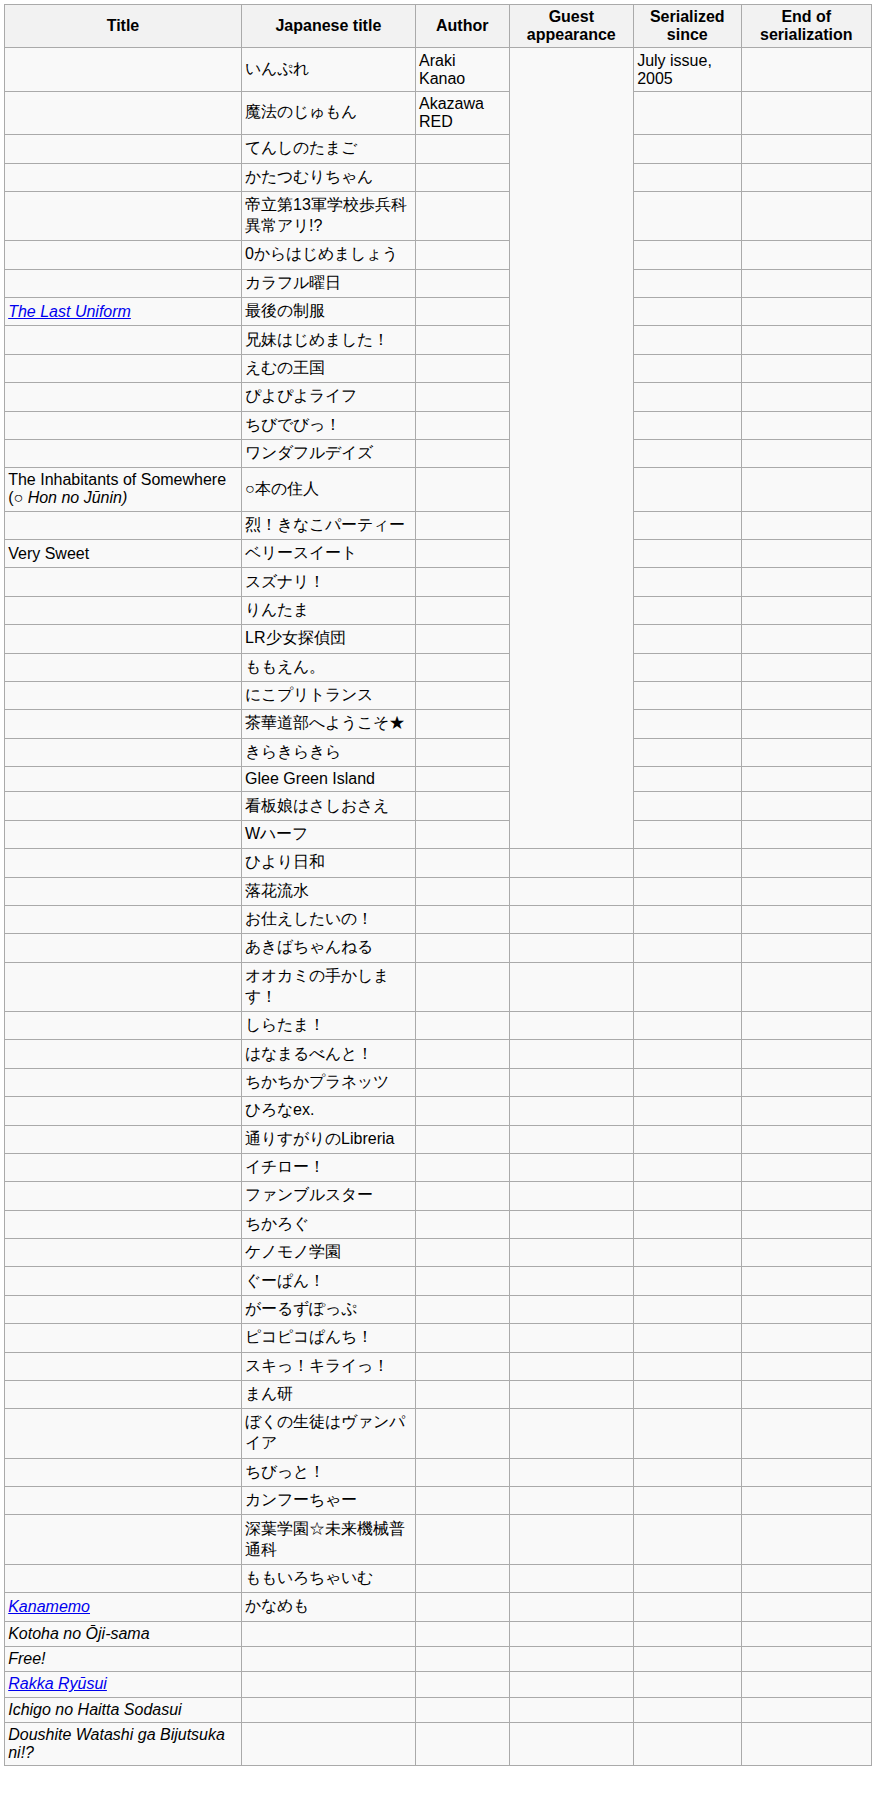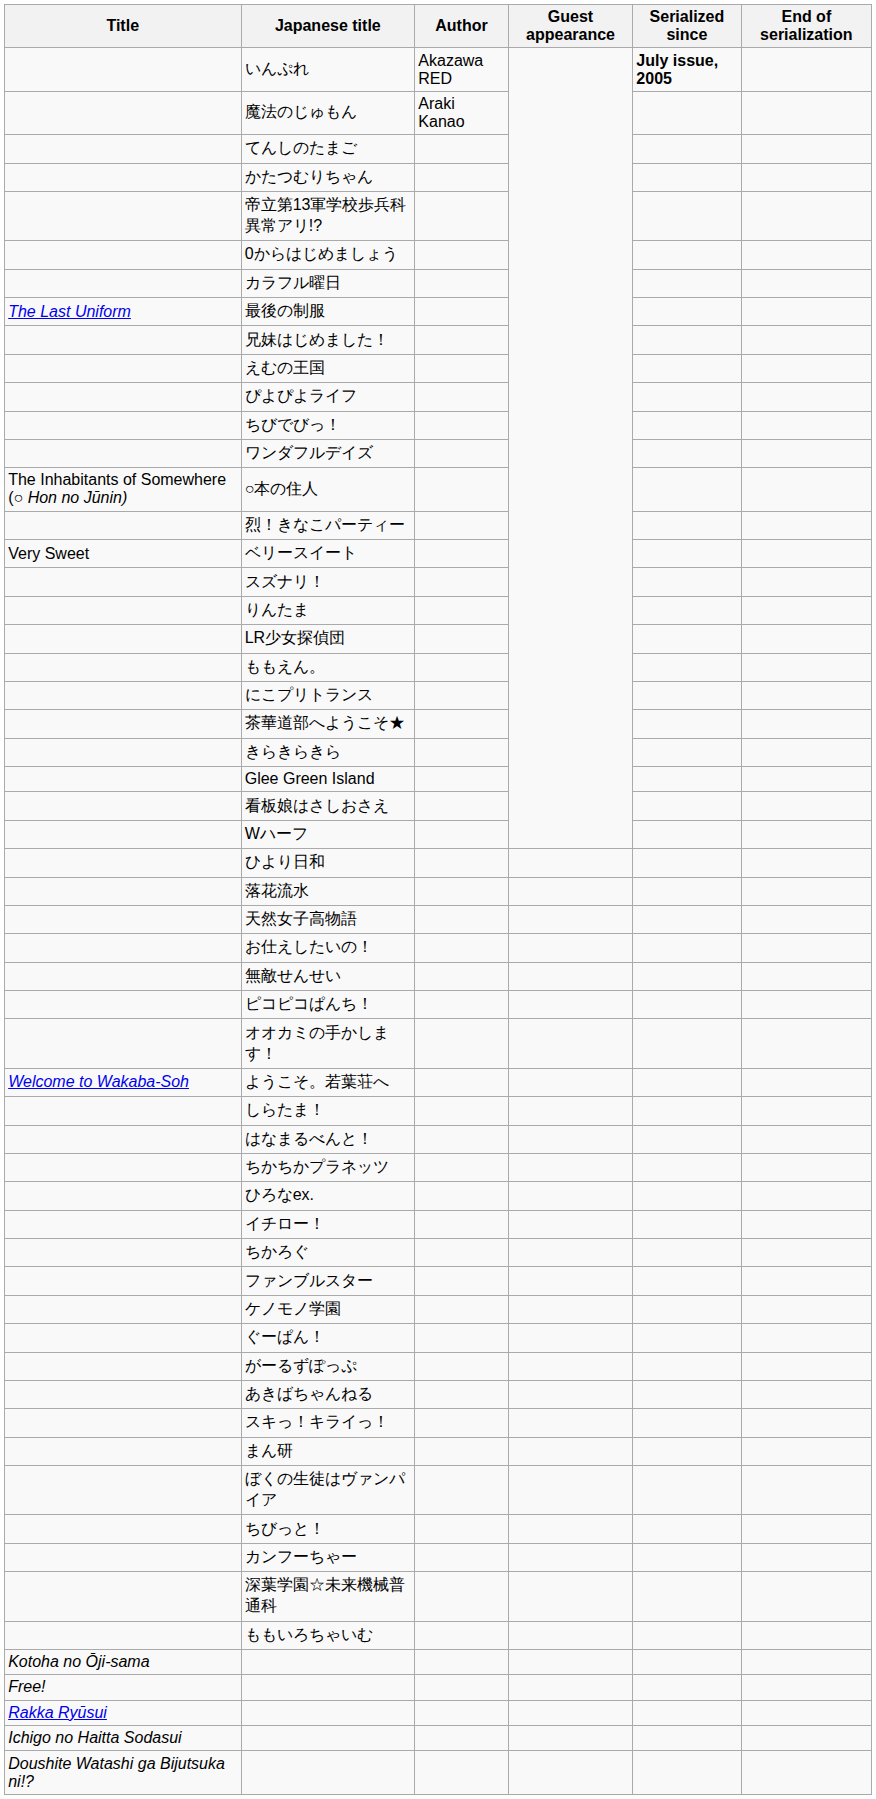(442, 69) Araki Kanao -> (451, 69) Akazawa RED
(675, 69) normal -> (677, 69) bold
(451, 112) Akazawa RED -> (441, 112) Araki Kanao
+ row: (123, 920)
+ row: (123, 976)
rows swapped: (123, 948) <-> (123, 1338)
+ row: (99, 1082)
- row: (123, 1139)
rows swapped: (123, 1196) <-> (123, 1224)
- row: (49, 1606)
